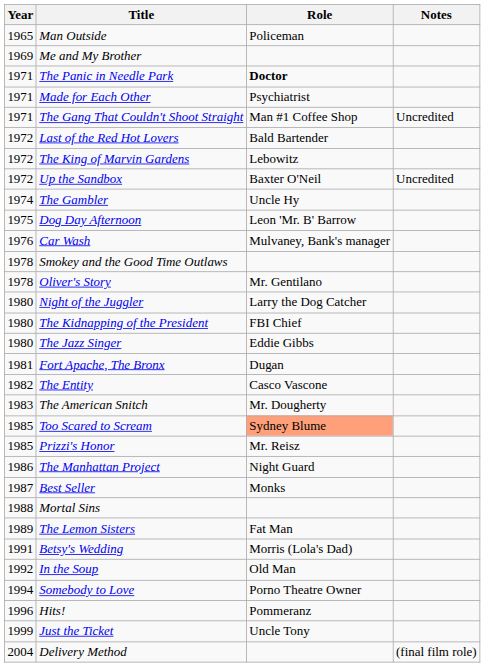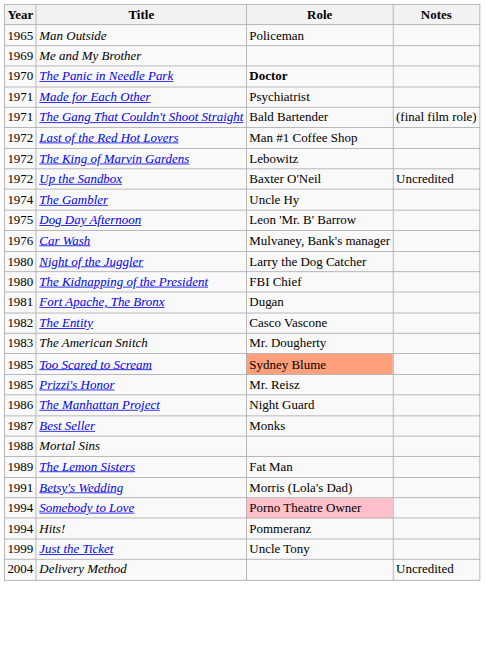(20, 76) 1971 -> (20, 76) 1970
(303, 117) Man #1 Coffee Shop -> (289, 117) Bald Bartender
(425, 117) Uncredited -> (436, 117) (final film role)
(289, 138) Bald Bartender -> (303, 138) Man #1 Coffee Shop
- row: (133, 261)
- row: (75, 281)
- row: (80, 343)
- row: (69, 569)
(305, 590) no background -> (305, 508) pink background
(20, 610) 1996 -> (20, 528) 1994
(436, 651) (final film role) -> (425, 569) Uncredited
